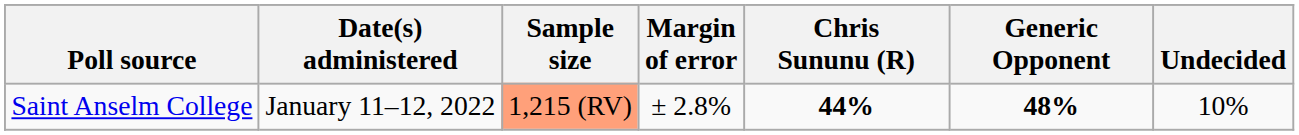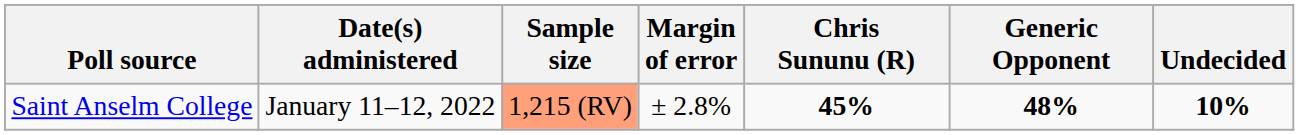(846, 105) 44% -> (846, 105) 45%
(1223, 105) normal -> (1223, 105) bold
